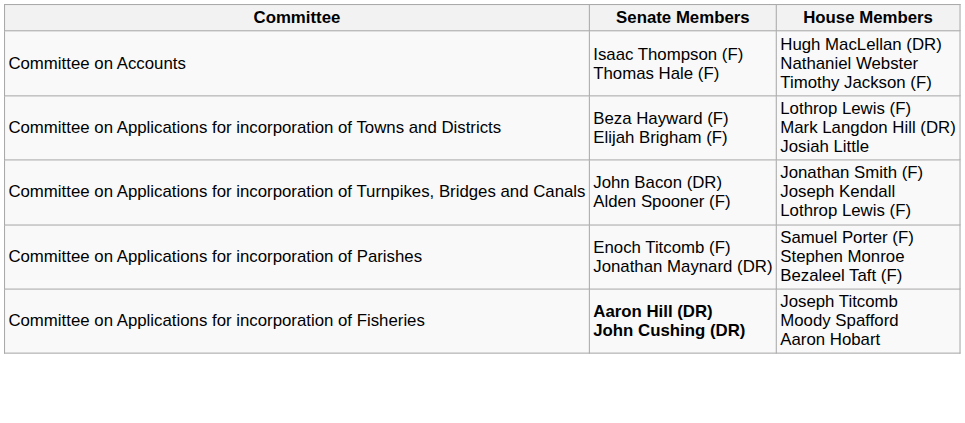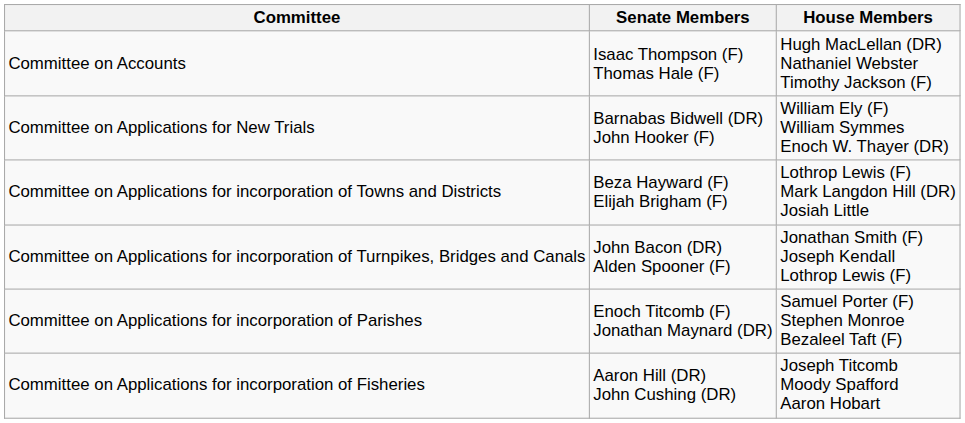+ row: (162, 127)
(669, 321) bold -> (665, 385) normal
